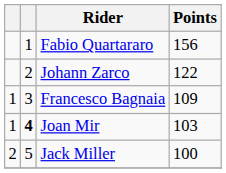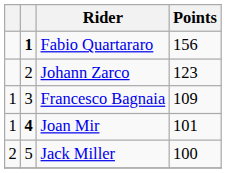(29, 44) normal -> (29, 44) bold
(185, 71) 122 -> (185, 71) 123
(185, 126) 103 -> (185, 126) 101
